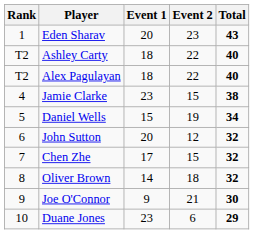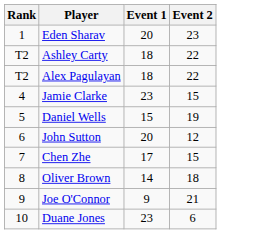- column: (232, 15)
